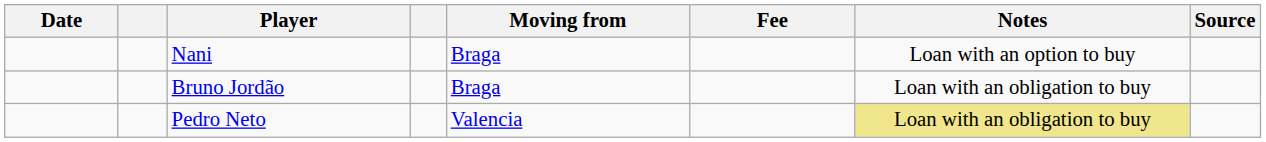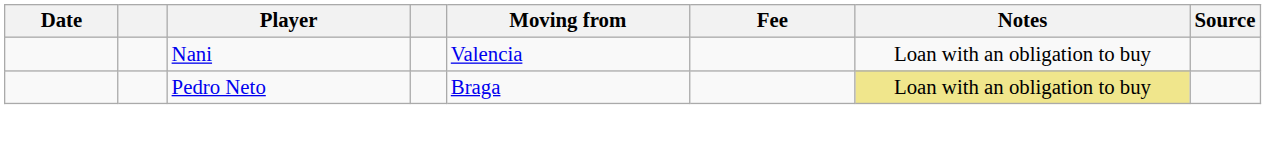(476, 53) Braga -> (487, 53) Valencia
(1022, 53) Loan with an option to buy -> (1022, 53) Loan with an obligation to buy
- row: (228, 86)
(487, 119) Valencia -> (476, 86) Braga
